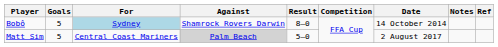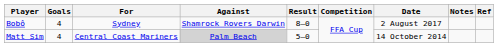(59, 23) 5 -> (59, 23) 4
(126, 23) lightblue background -> (126, 23) no background
(411, 23) 14 October 2014 -> (411, 23) 2 August 2017
(59, 36) 5 -> (59, 36) 4
(411, 36) 2 August 2017 -> (411, 36) 14 October 2014
